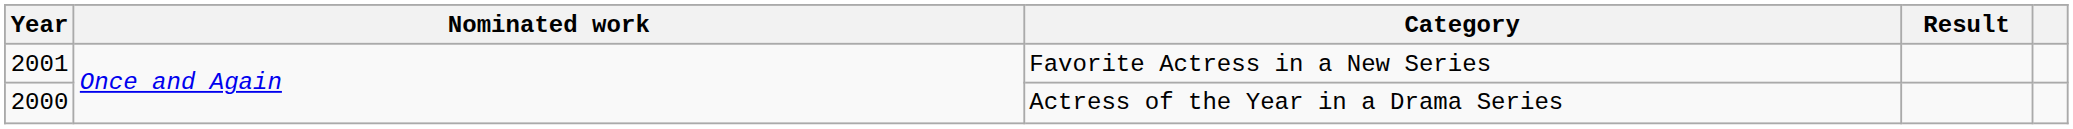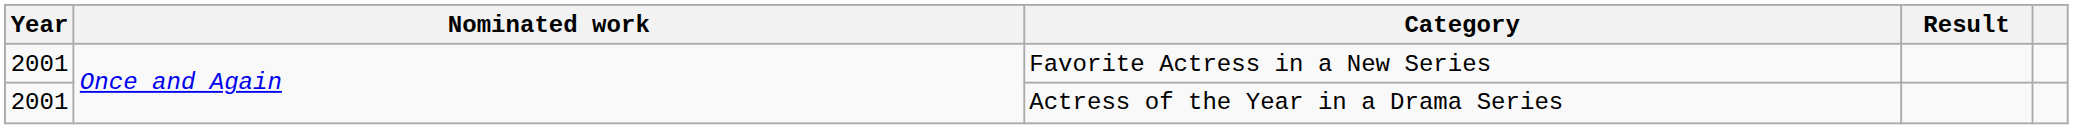(40, 103) 2000 -> (40, 103) 2001
